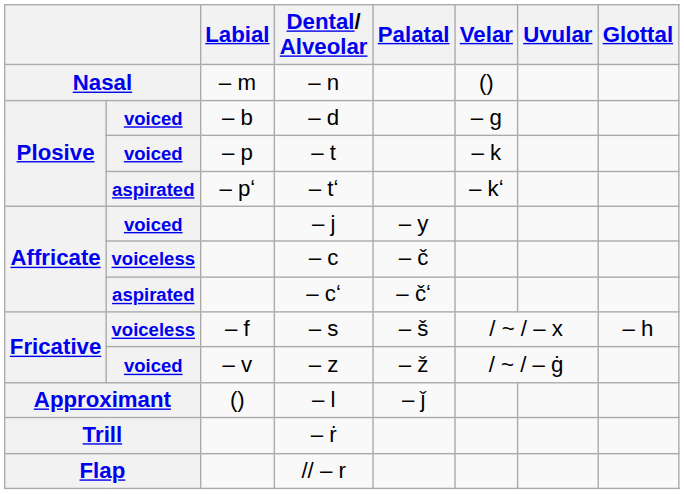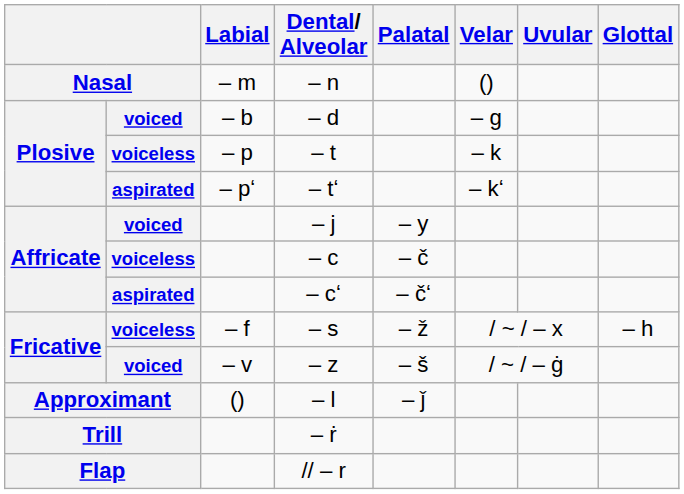(153, 154) voiced -> (153, 154) voiceless
(414, 329) – š -> (414, 329) – ž
(414, 364) – ž -> (414, 364) – š
